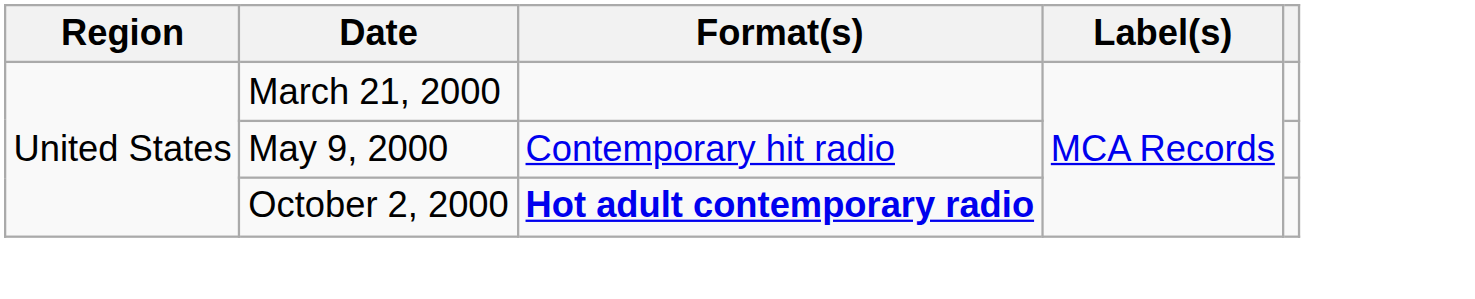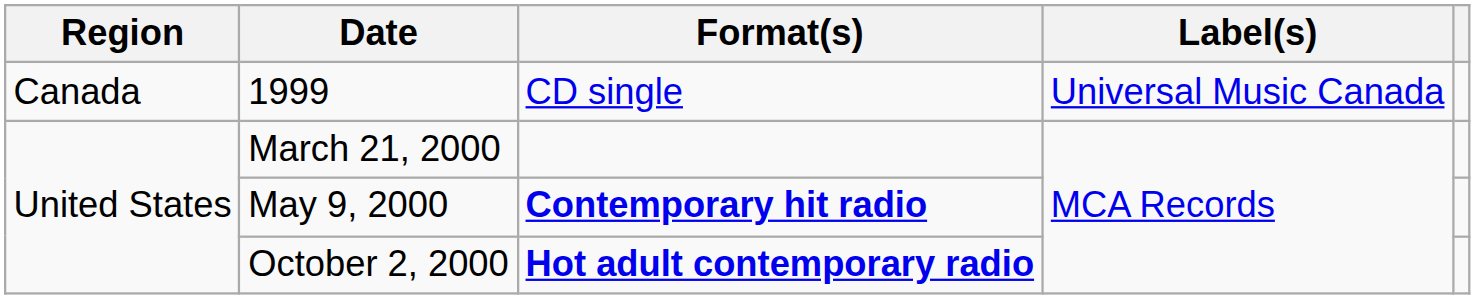+ row: (289, 90)
(710, 148) normal -> (726, 206) bold
